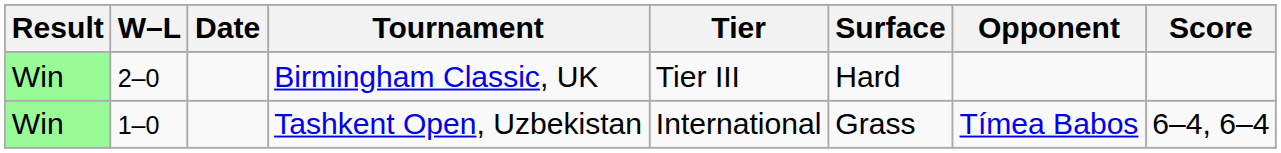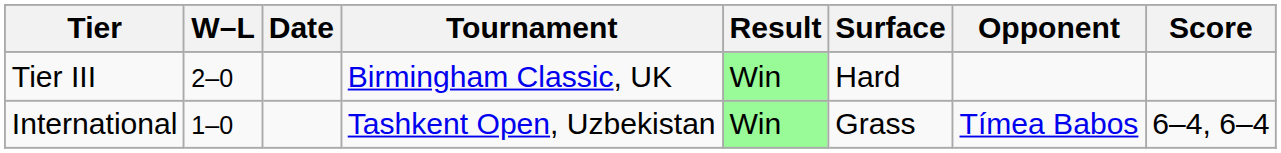columns swapped: (58, 28) <-> (739, 28)
